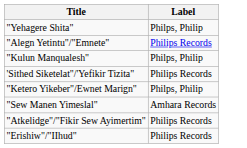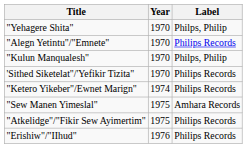+ column: (160, 12)
(177, 89) Philps, Philip -> (205, 89) Philips Records
